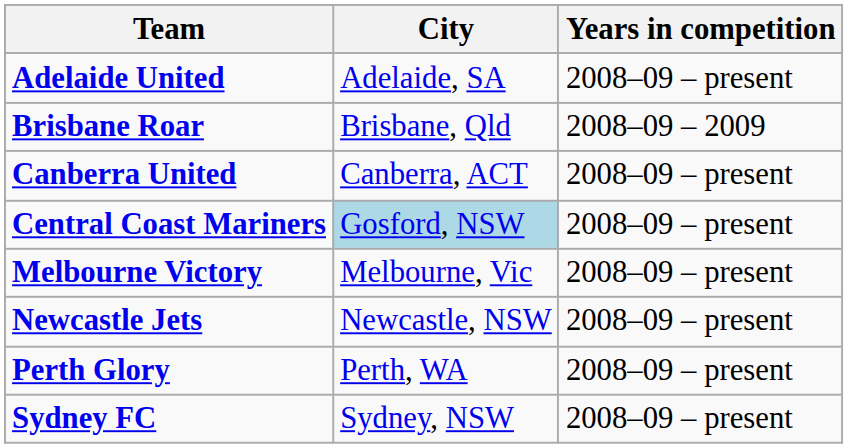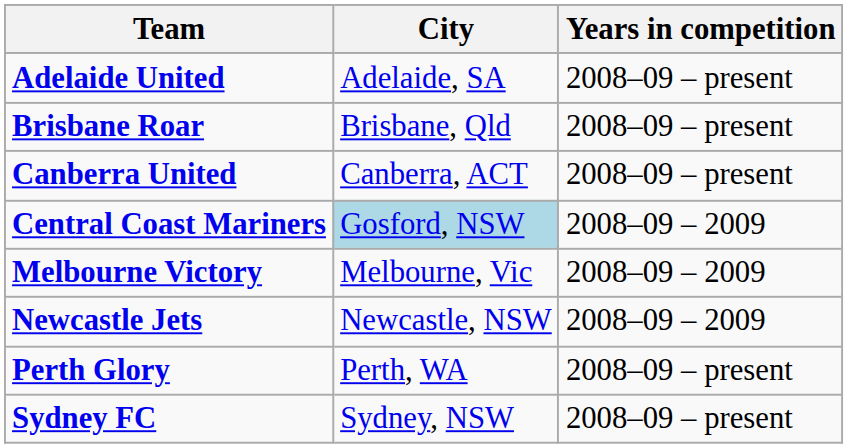(666, 126) 2008–09 – 2009 -> (679, 126) 2008–09 – present
(679, 223) 2008–09 – present -> (666, 223) 2008–09 – 2009
(679, 272) 2008–09 – present -> (666, 272) 2008–09 – 2009
(679, 321) 2008–09 – present -> (666, 321) 2008–09 – 2009
